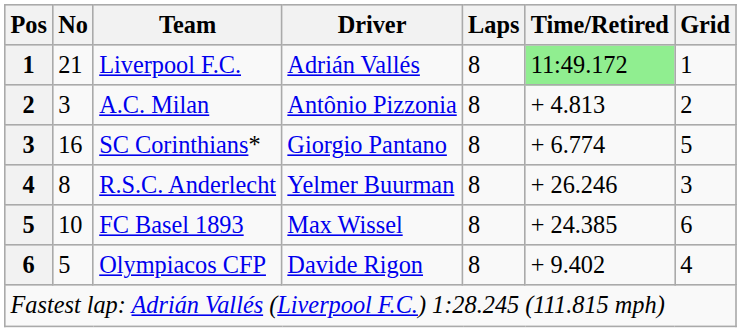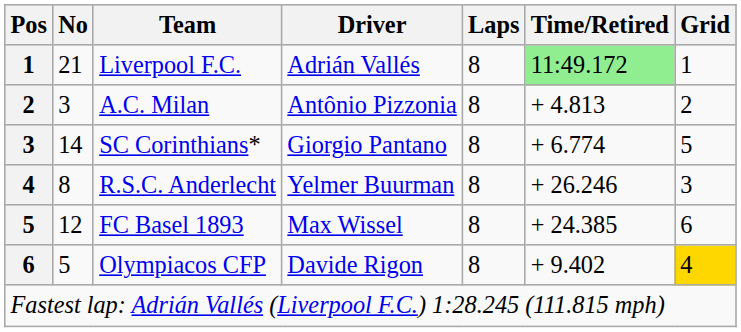(70, 145) 16 -> (70, 145) 14
(70, 225) 10 -> (70, 225) 12
(686, 265) no background -> (686, 265) gold background
